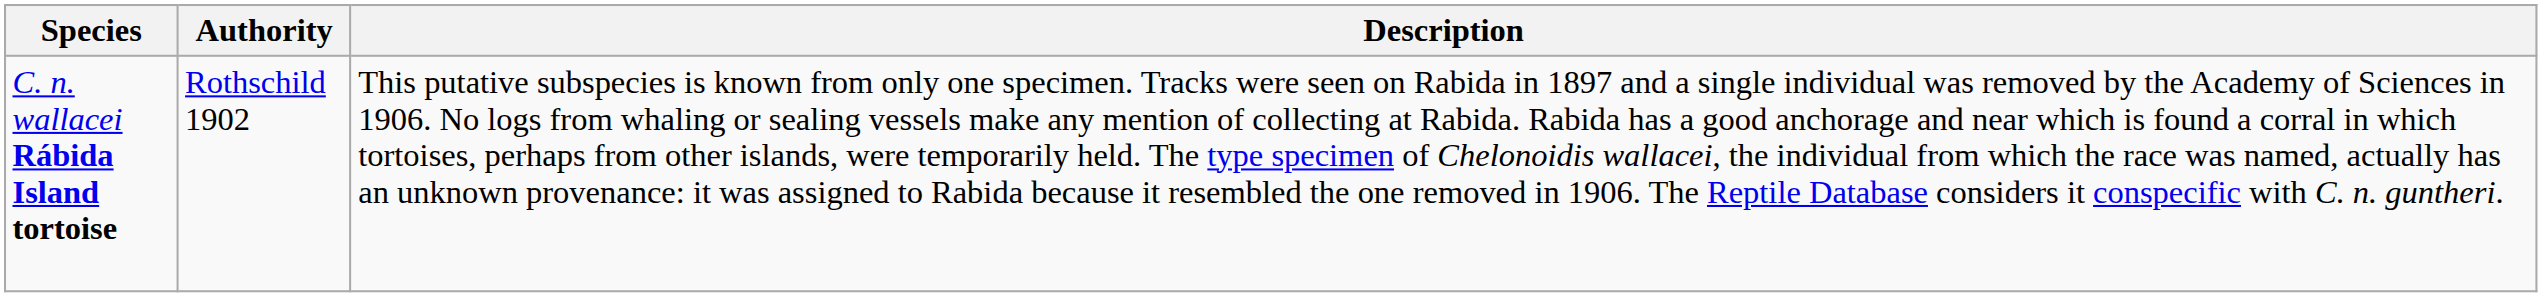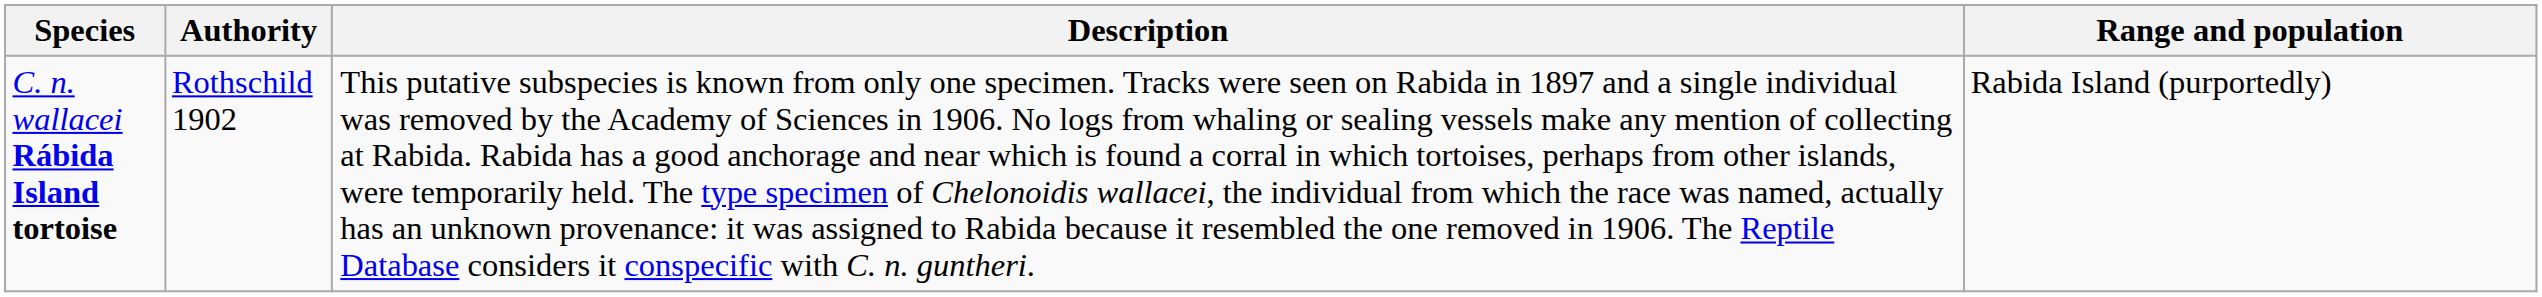+ column: (2250, 30)
